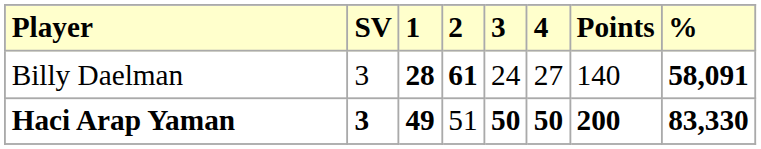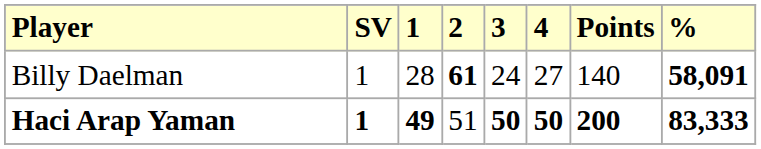(362, 74) 3 -> (362, 74) 1
(420, 74) bold -> (420, 74) normal
(362, 120) 3 -> (362, 120) 1
(708, 120) 83,330 -> (708, 120) 83,333
